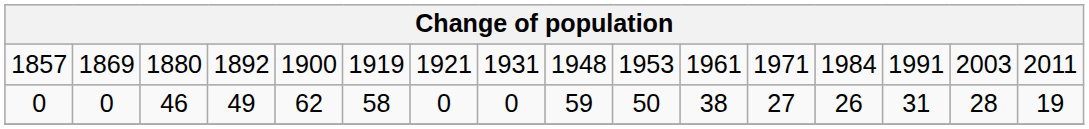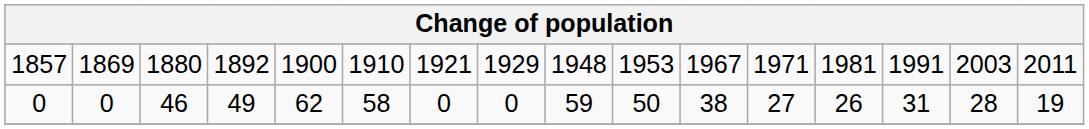(377, 64) 1919 -> (377, 64) 1910
(511, 64) 1931 -> (511, 64) 1929
(714, 64) 1961 -> (714, 64) 1967
(849, 64) 1984 -> (849, 64) 1981
